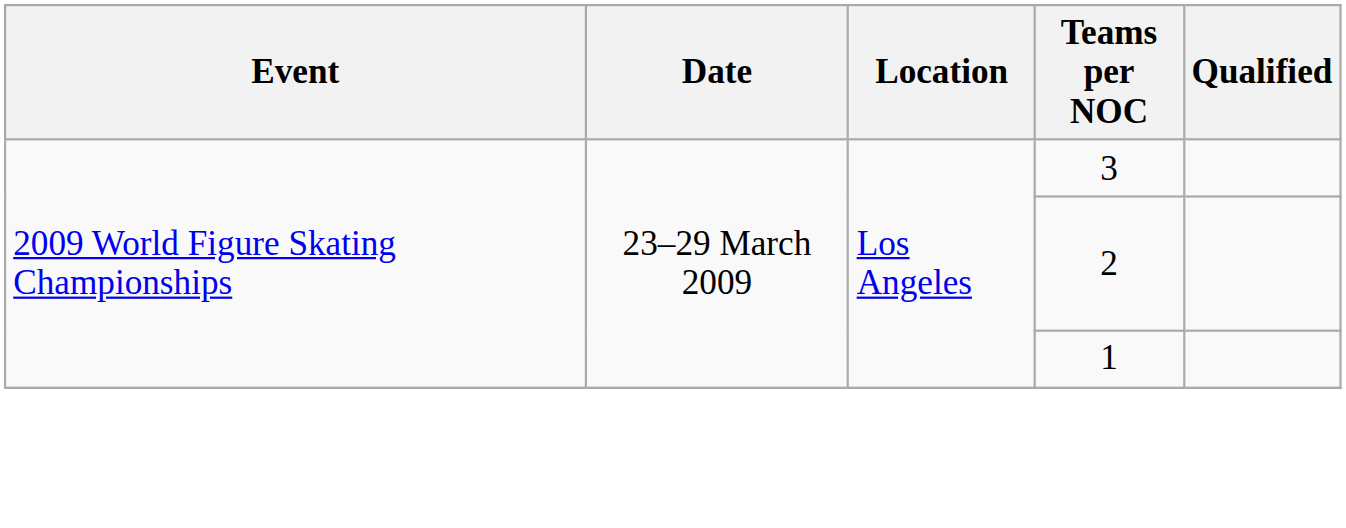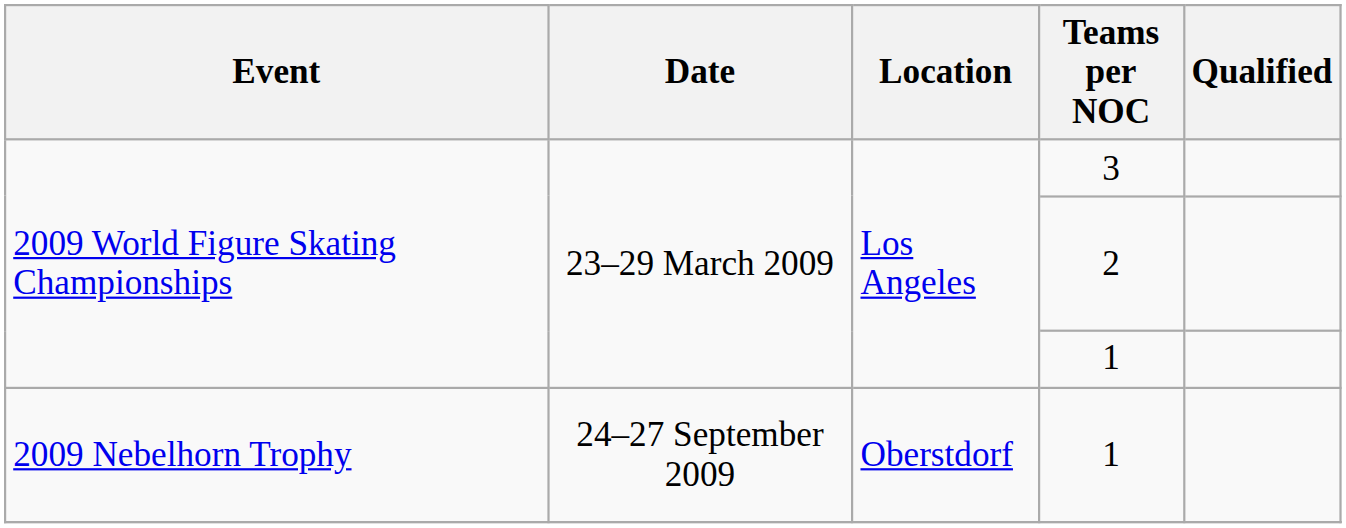+ row: (182, 453)
